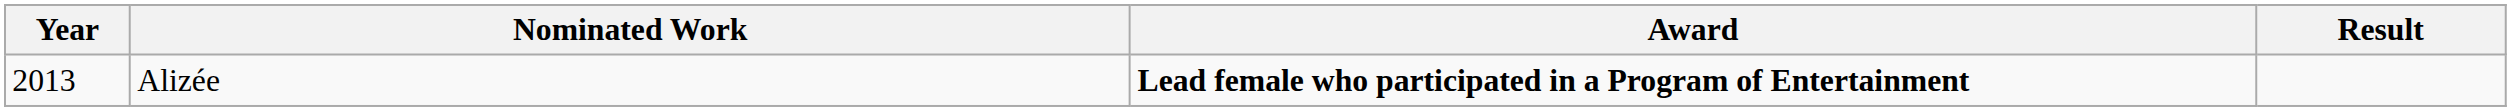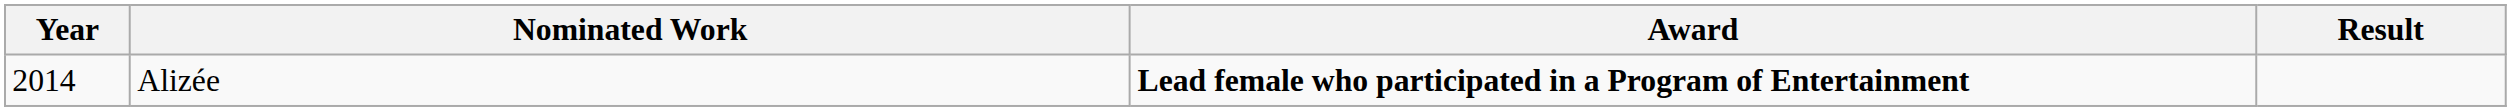(44, 79) 2013 -> (44, 79) 2014
